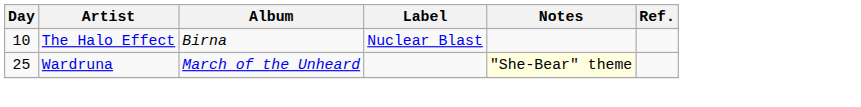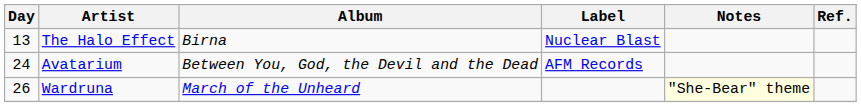(21, 41) 10 -> (21, 41) 13
+ row: (82, 65)
(21, 65) 25 -> (21, 89) 26
